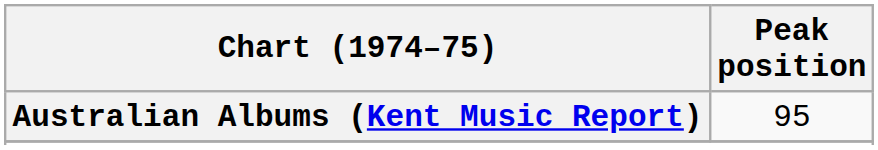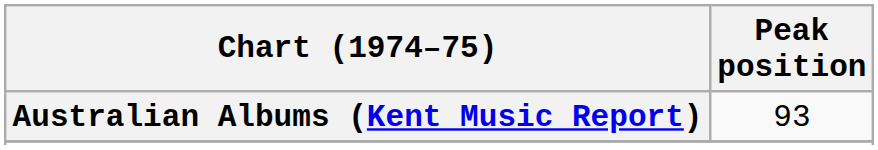(792, 117) 95 -> (792, 117) 93
